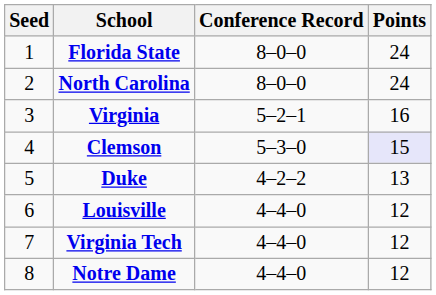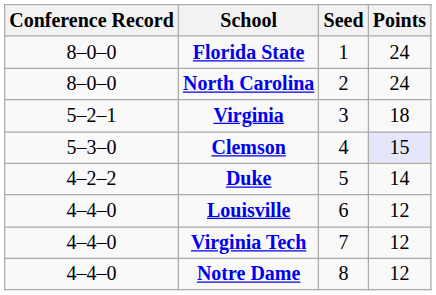columns swapped: (29, 20) <-> (281, 20)
(399, 115) 16 -> (399, 115) 18
(399, 178) 13 -> (399, 178) 14
